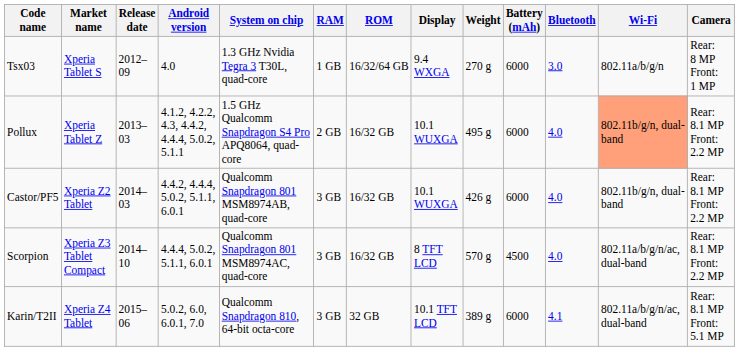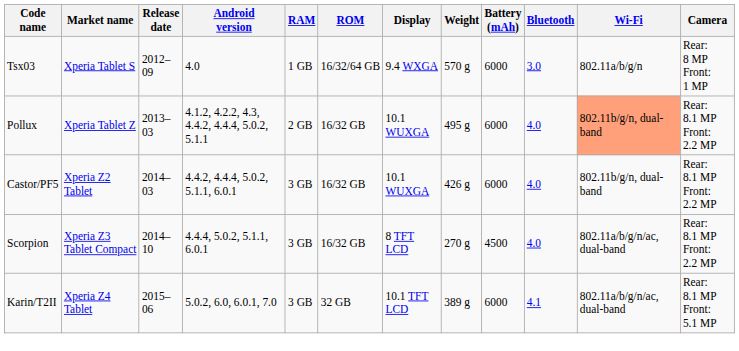- column: (266, 20)
(478, 65) 270 g -> (457, 65) 570 g
(478, 256) 570 g -> (457, 243) 270 g
